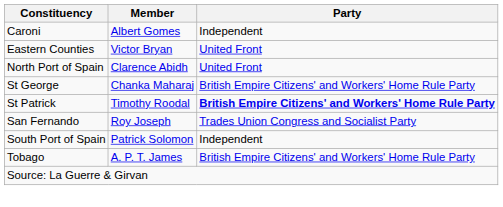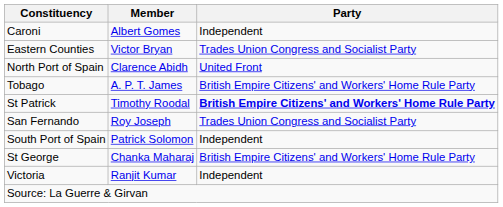(231, 49) United Front -> (308, 49) Trades Union Congress and Socialist Party
rows swapped: (33, 85) <-> (26, 157)
+ row: (26, 175)
